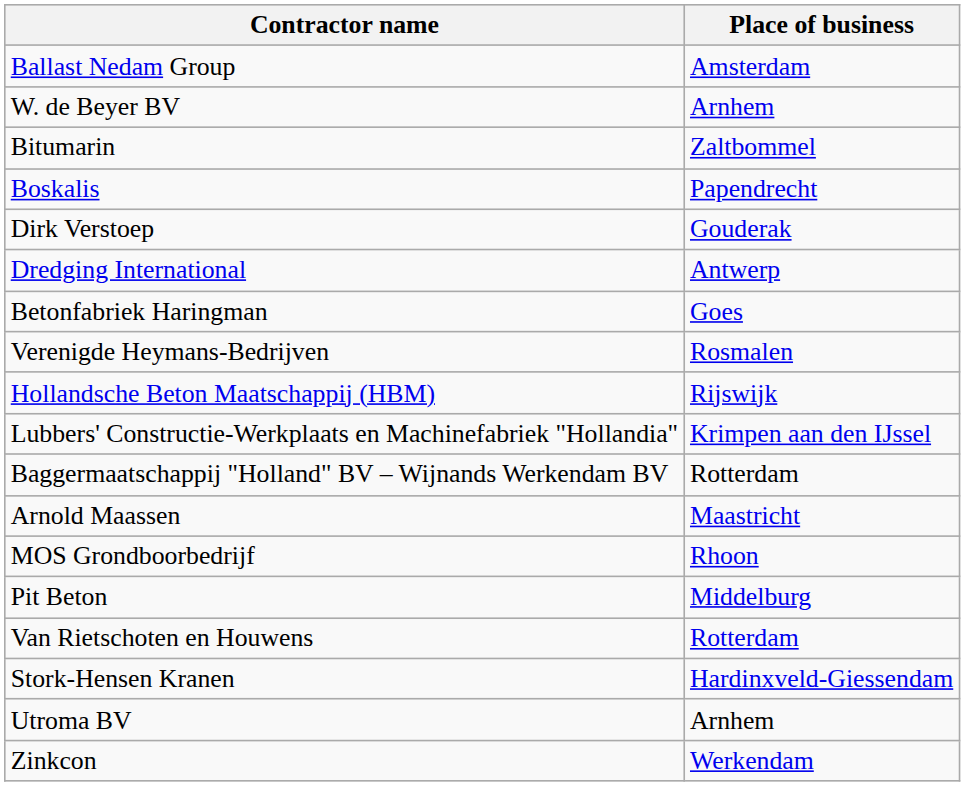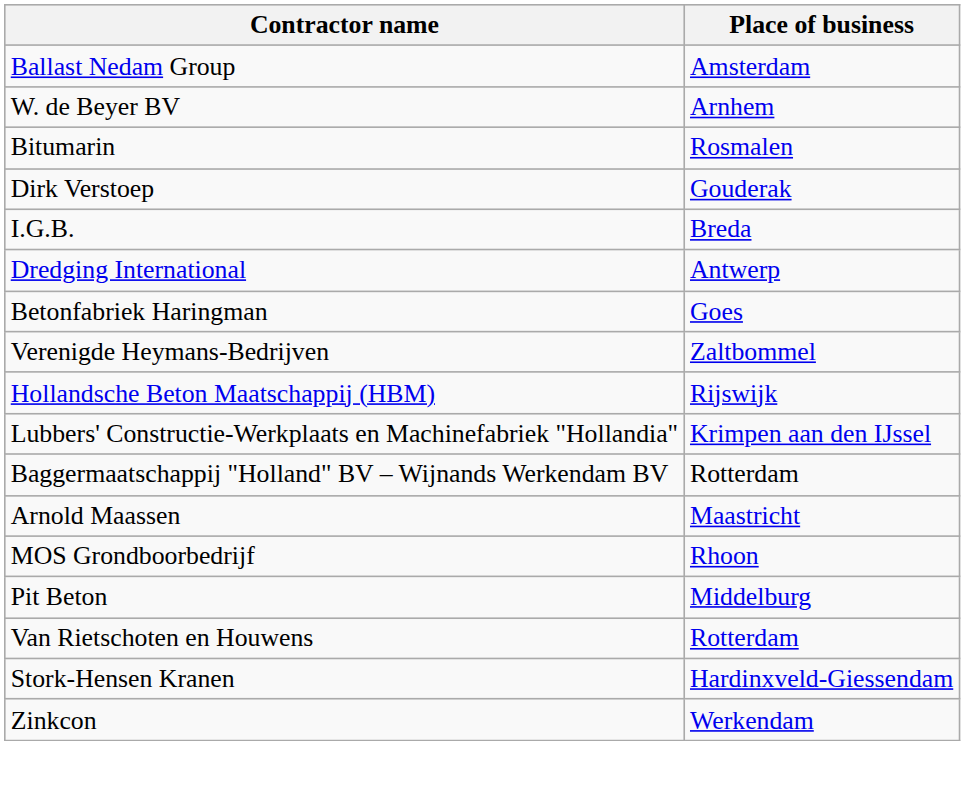(753, 147) Zaltbommel -> (742, 147) Rosmalen
- row: (55, 188)
+ row: (43, 229)
(742, 351) Rosmalen -> (753, 351) Zaltbommel
- row: (71, 719)
